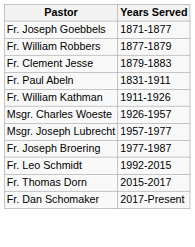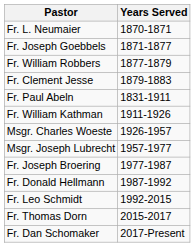+ row: (44, 30)
+ row: (56, 183)
